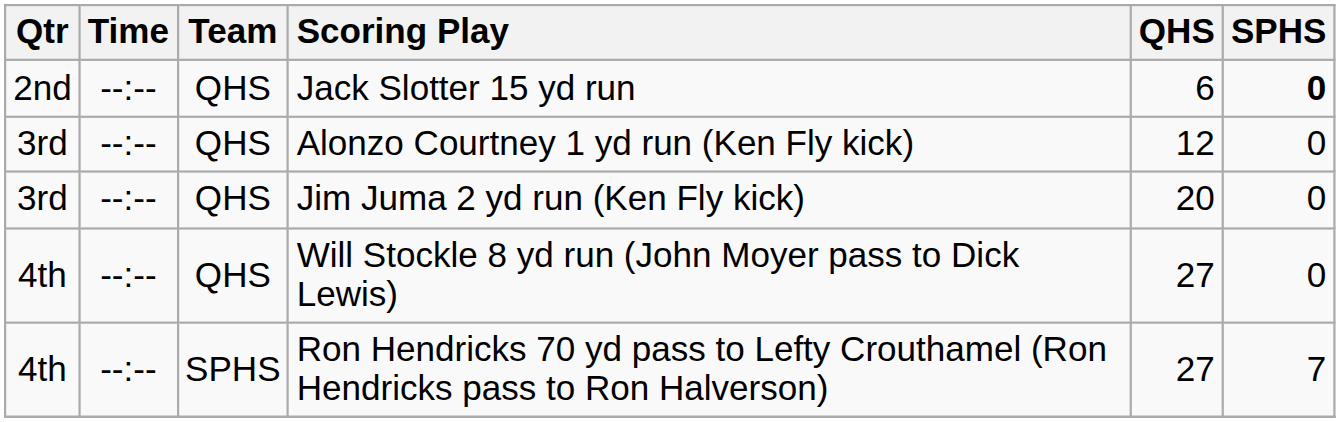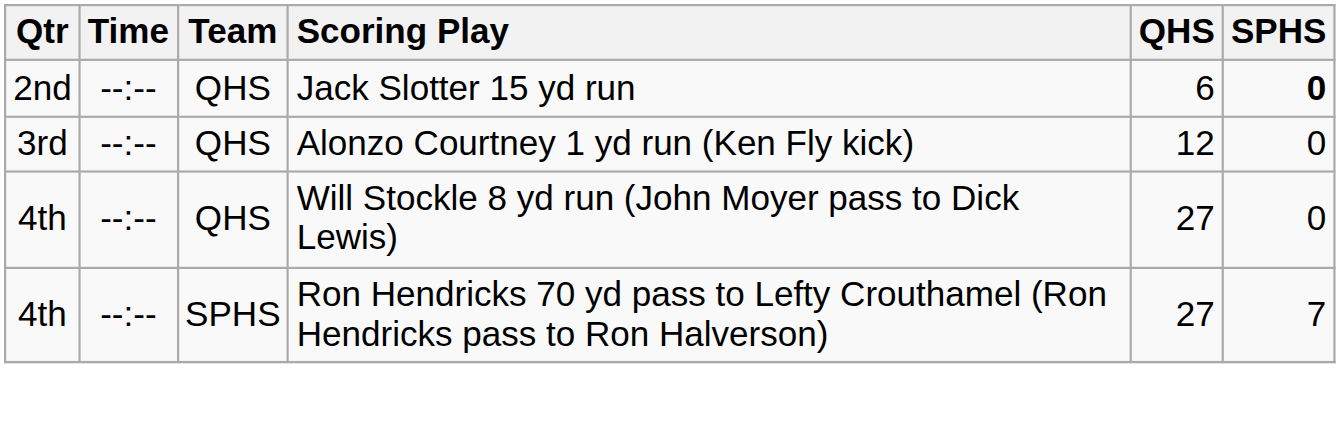- row: (551, 198)
